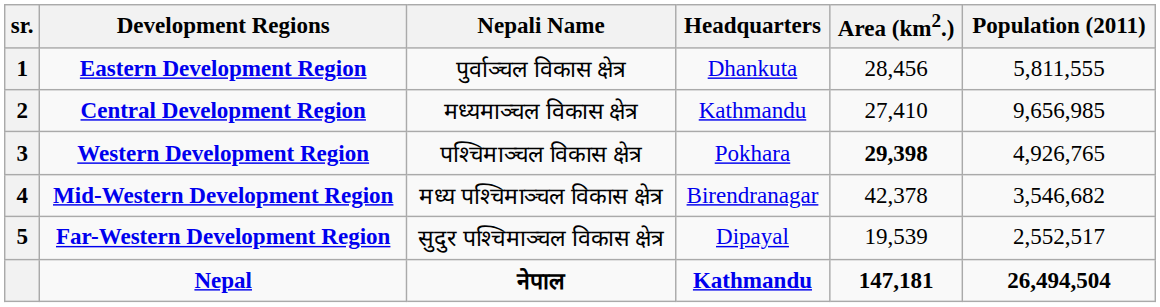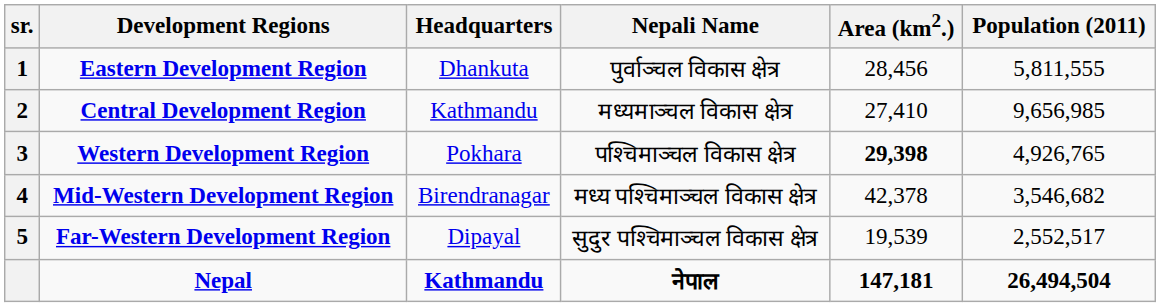columns swapped: (541, 25) <-> (752, 25)
